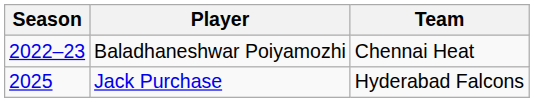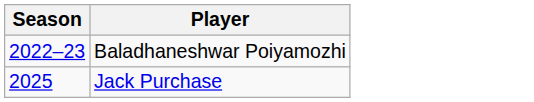- column: (439, 19)
